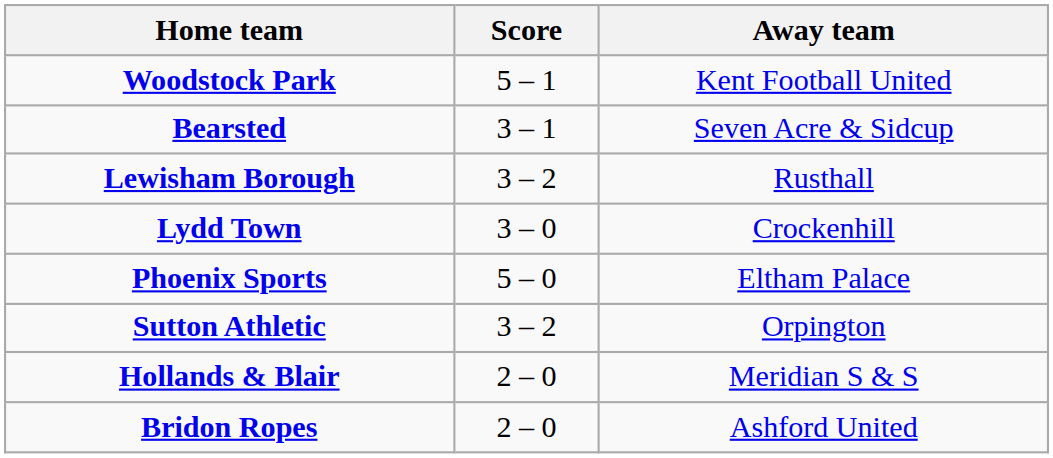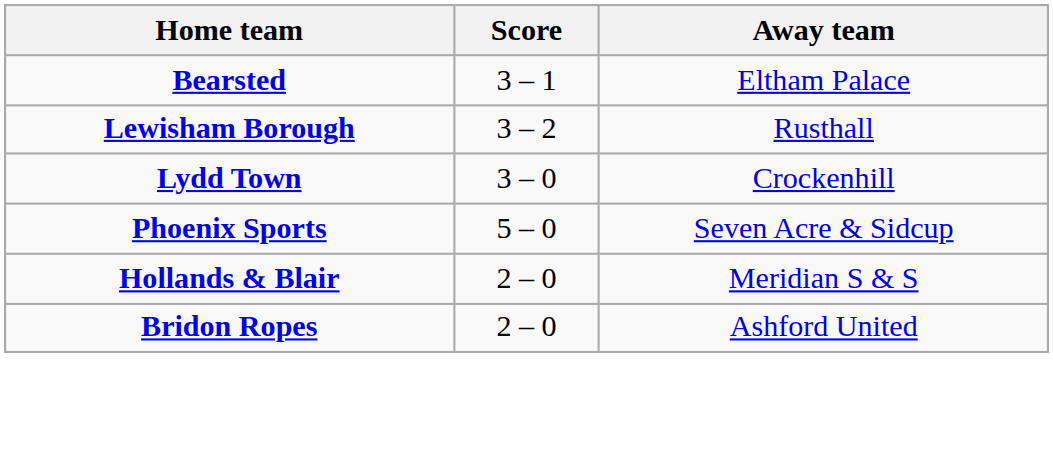- row: (229, 79)
(824, 128) Seven Acre & Sidcup -> (824, 79) Eltham Palace
(824, 277) Eltham Palace -> (824, 228) Seven Acre & Sidcup
- row: (229, 327)
